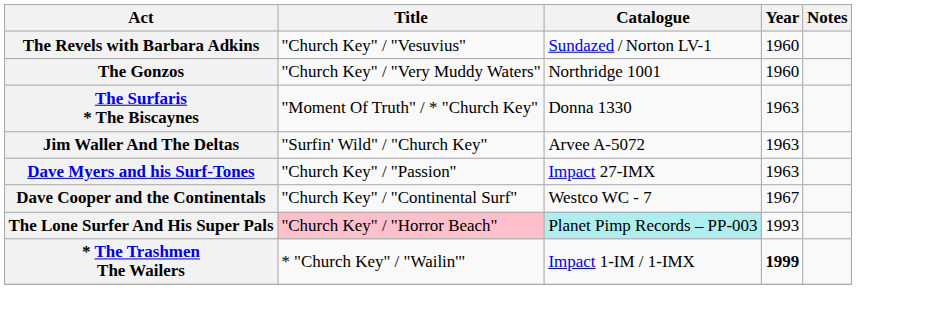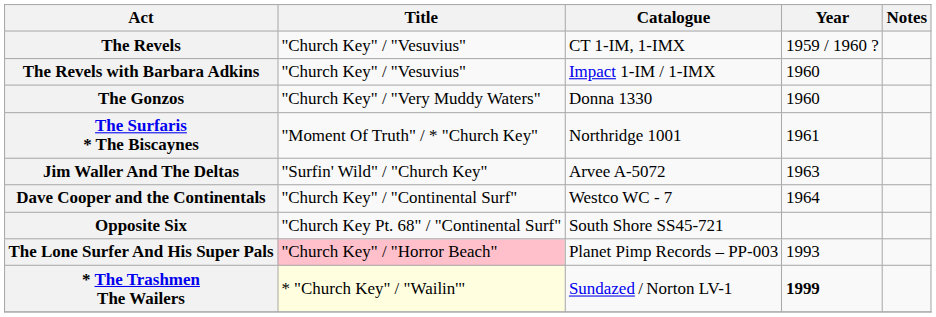+ row: (141, 44)
(630, 44) Sundazed / Norton LV-1 -> (642, 71) Impact 1-IM / 1-IMX
(605, 71) Northridge 1001 -> (611, 98) Donna 1330
(590, 108) Donna 1330 -> (625, 135) Northridge 1001
(782, 108) 1963 -> (803, 135) 1961
- row: (141, 171)
(782, 198) 1967 -> (803, 198) 1964
+ row: (141, 225)
(653, 225) paleturquoise background -> (674, 252) no background
(373, 261) no background -> (373, 288) lightyellow background
(622, 261) Impact 1-IM / 1-IMX -> (651, 288) Sundazed / Norton LV-1
